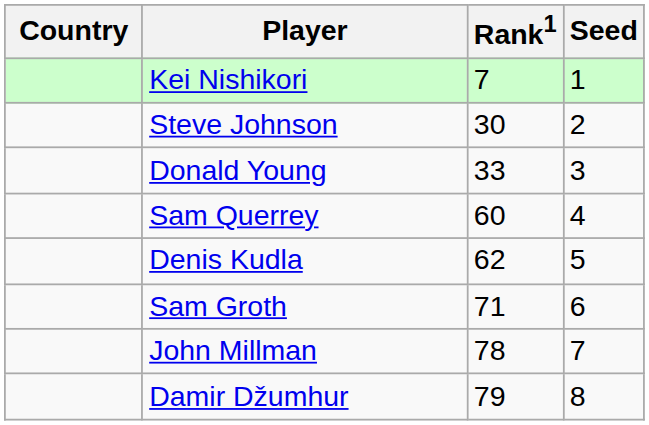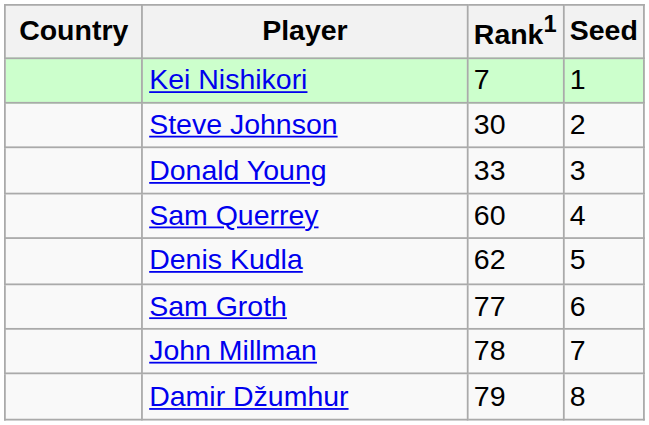(490, 305) 71 -> (490, 305) 77
